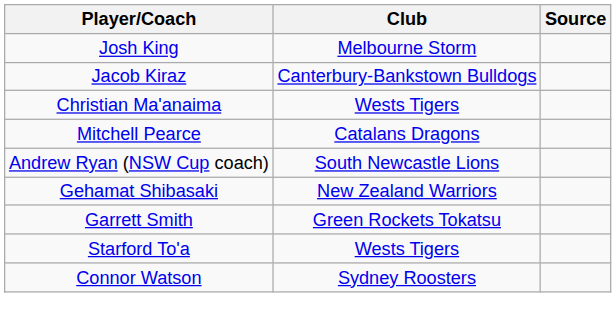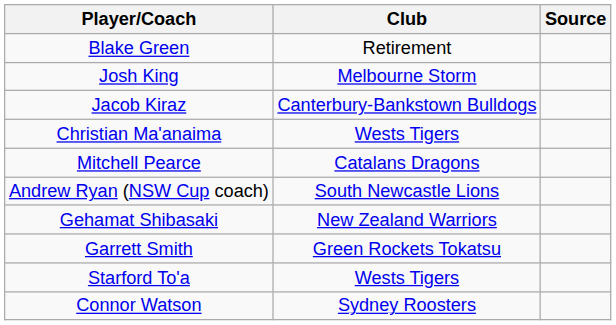+ row: (139, 48)
